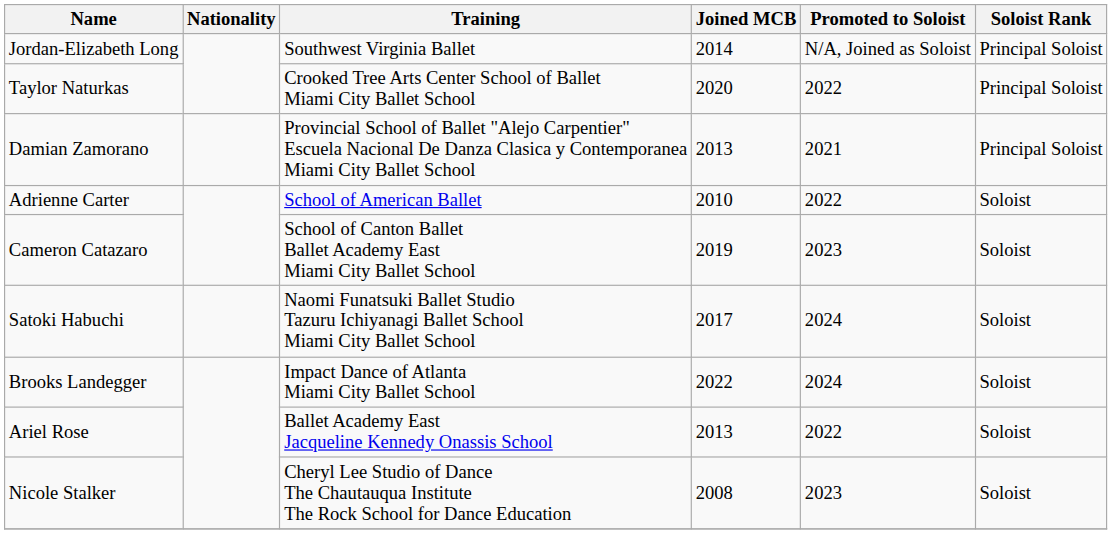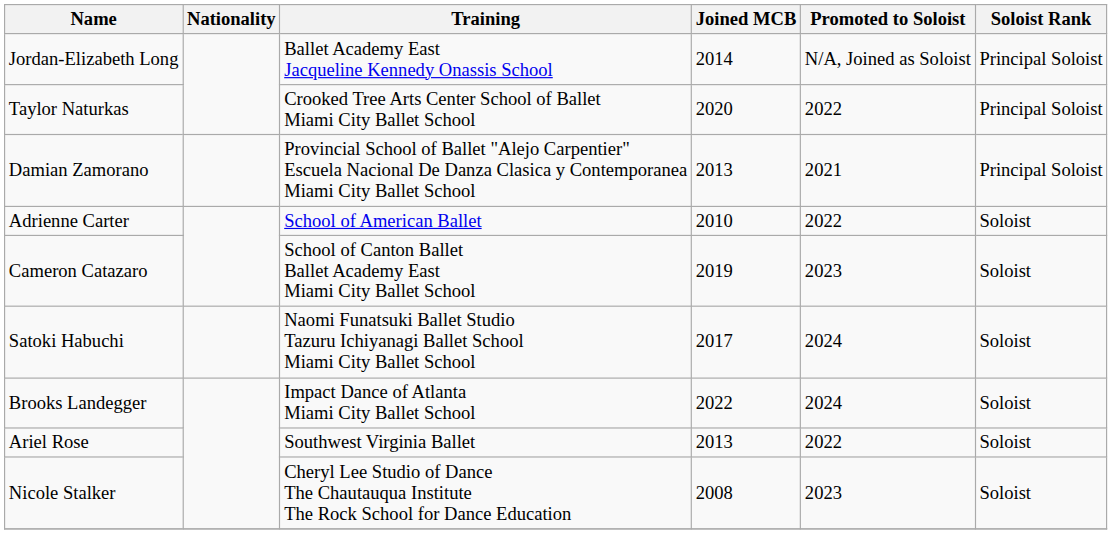(380, 48) Southwest Virginia Ballet -> (418, 59) Ballet Academy East Jacqueline Kennedy Onassis School
(418, 432) Ballet Academy East Jacqueline Kennedy Onassis School -> (380, 442) Southwest Virginia Ballet
